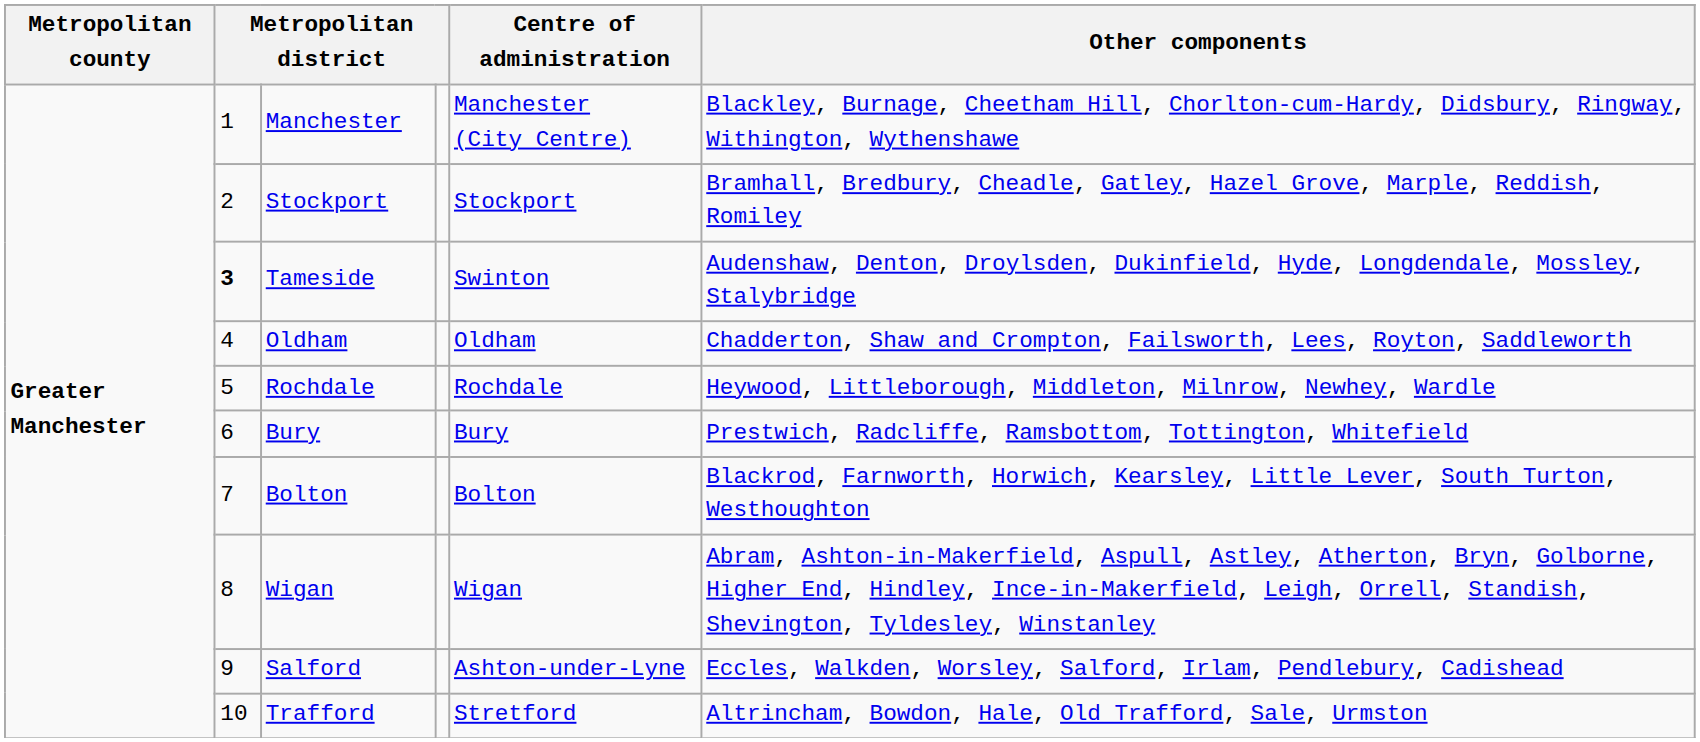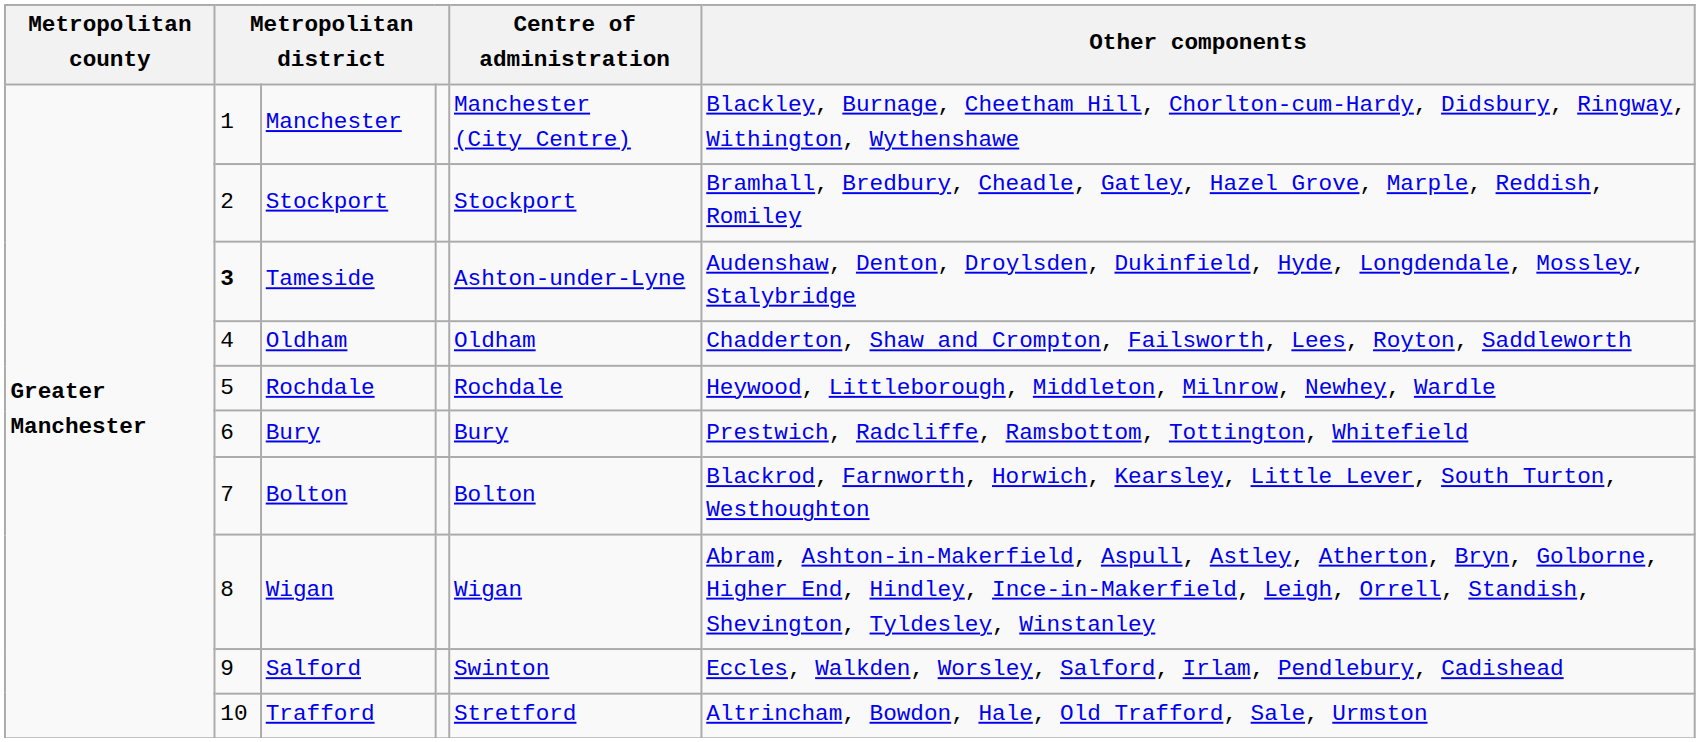(502, 280) Swinton -> (570, 280) Ashton-under-Lyne
(570, 669) Ashton-under-Lyne -> (502, 669) Swinton
